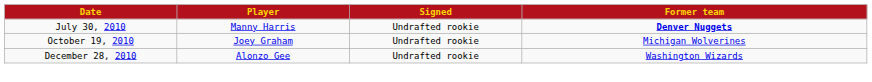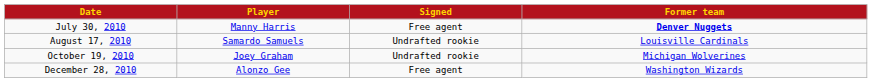(436, 26) Undrafted rookie -> (436, 26) Free agent
+ row: (91, 41)
(436, 56) Undrafted rookie -> (436, 70) Free agent
